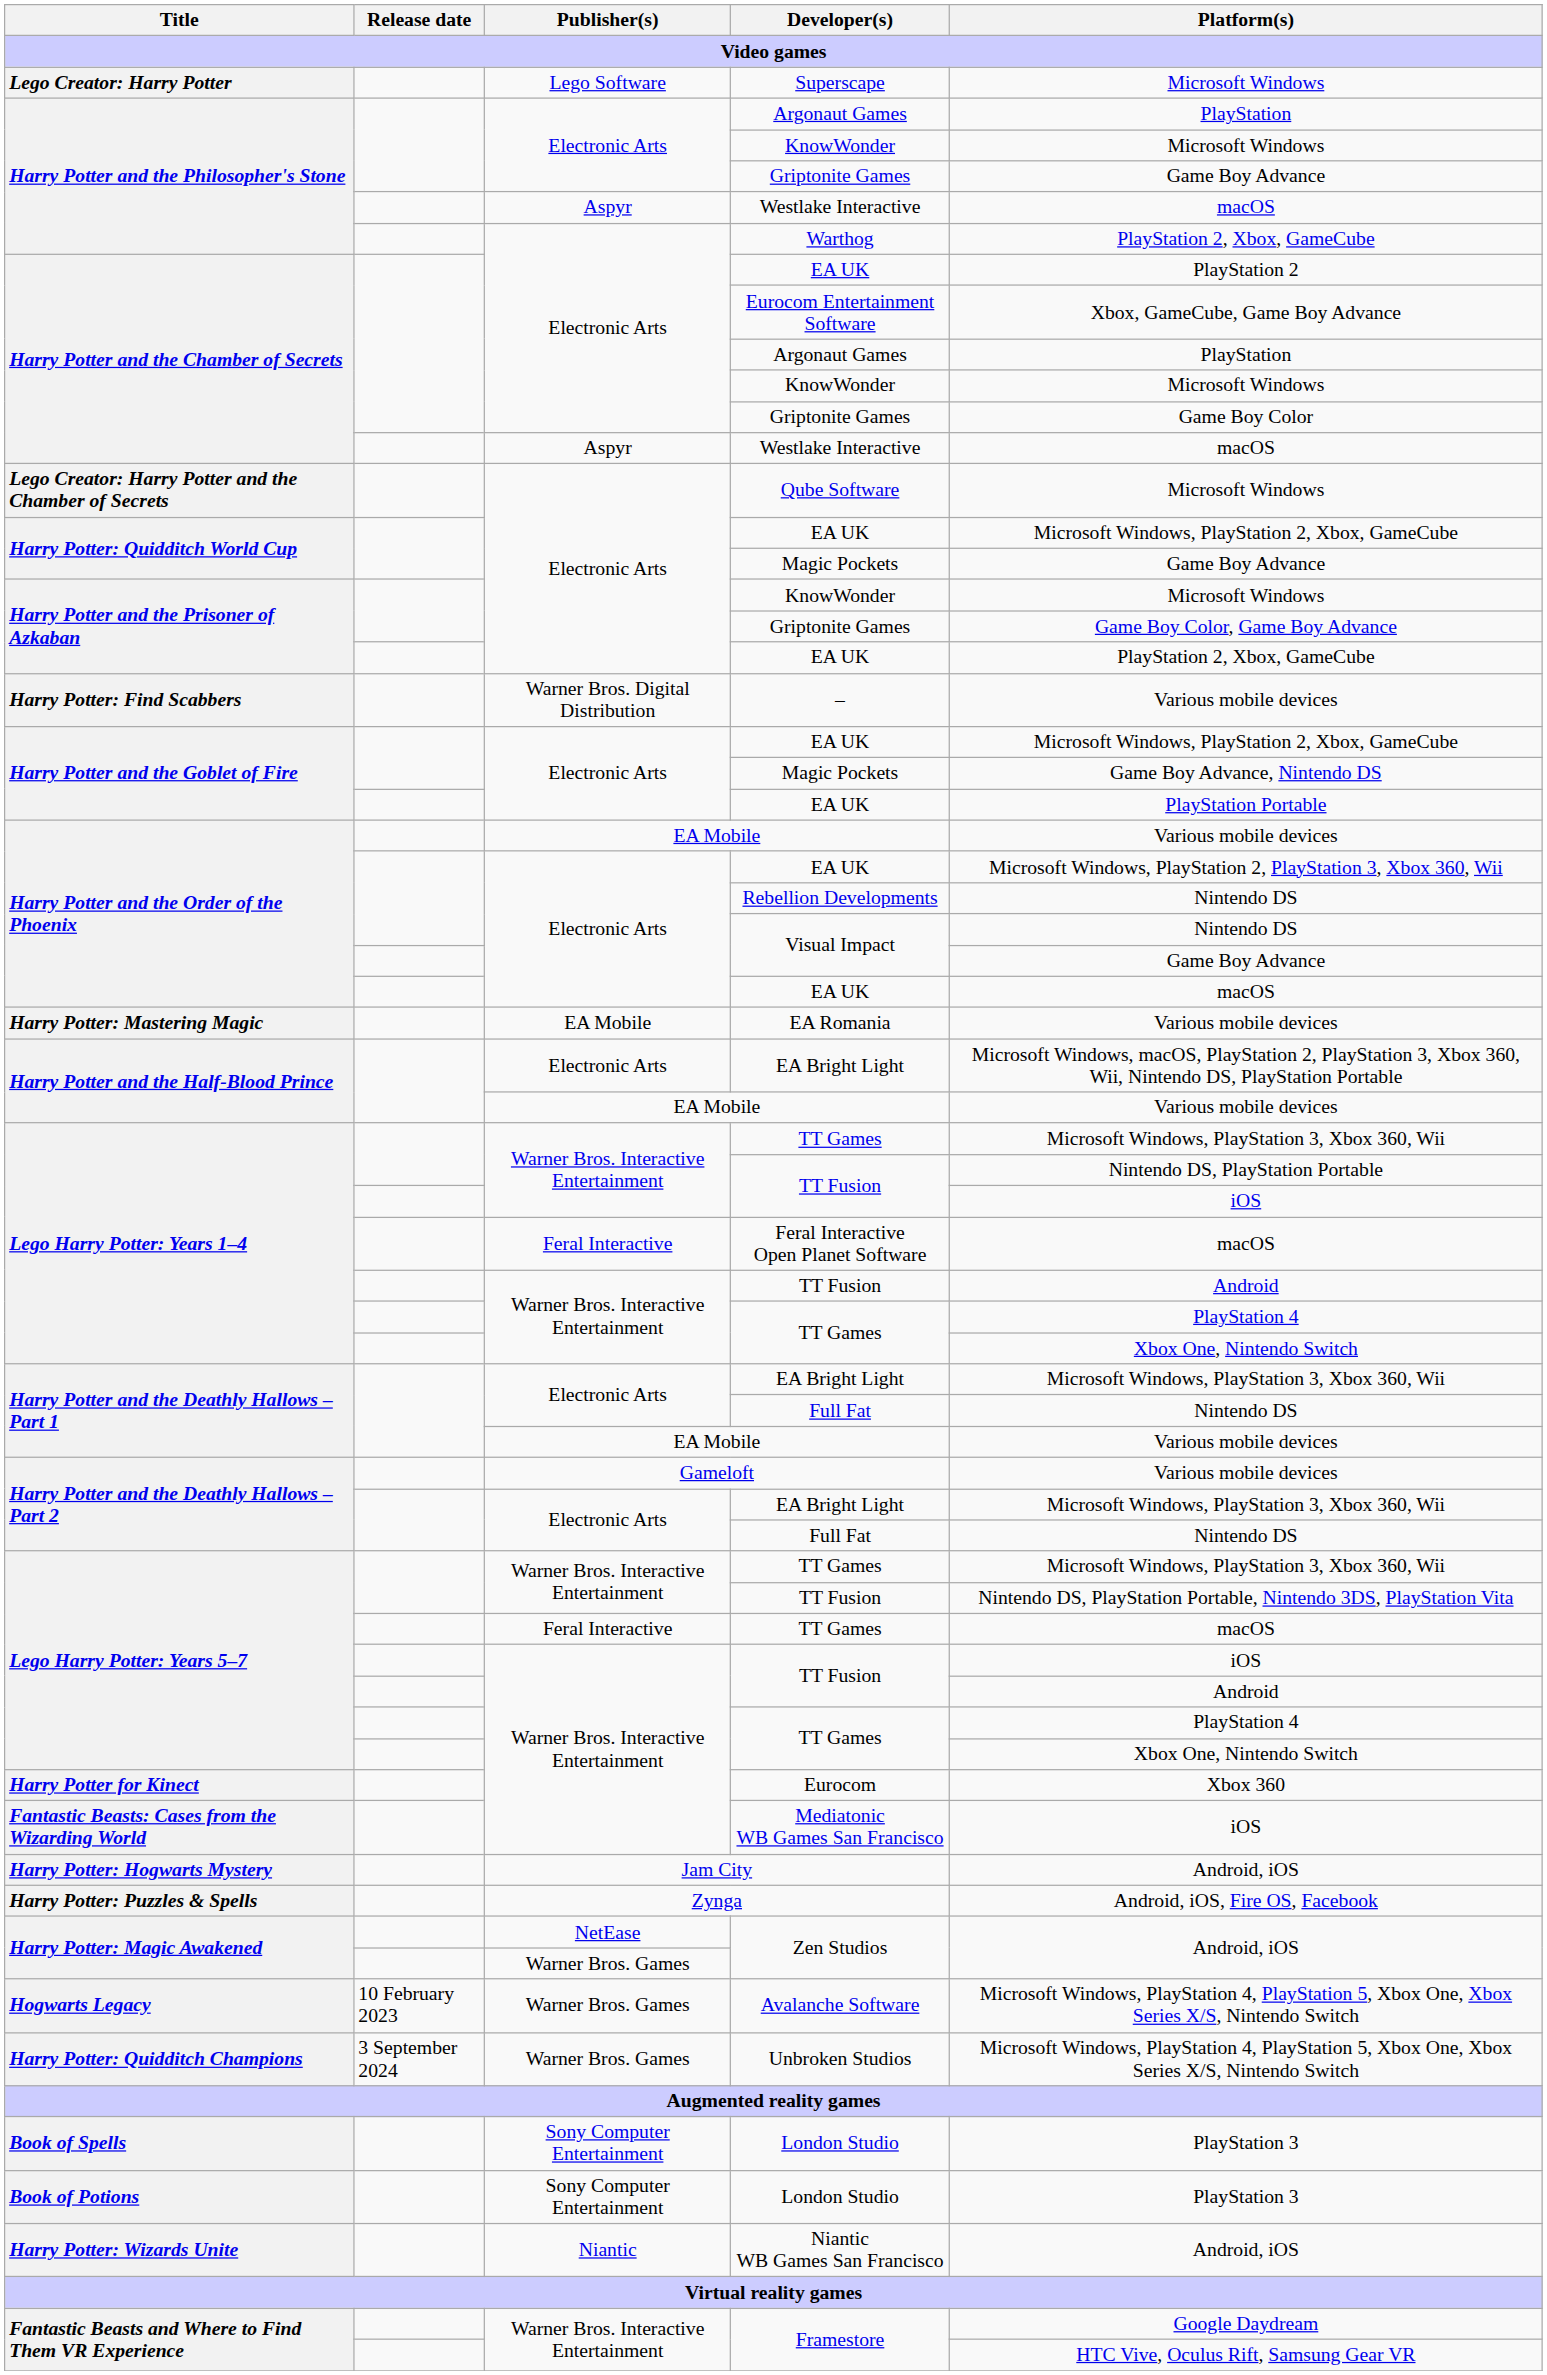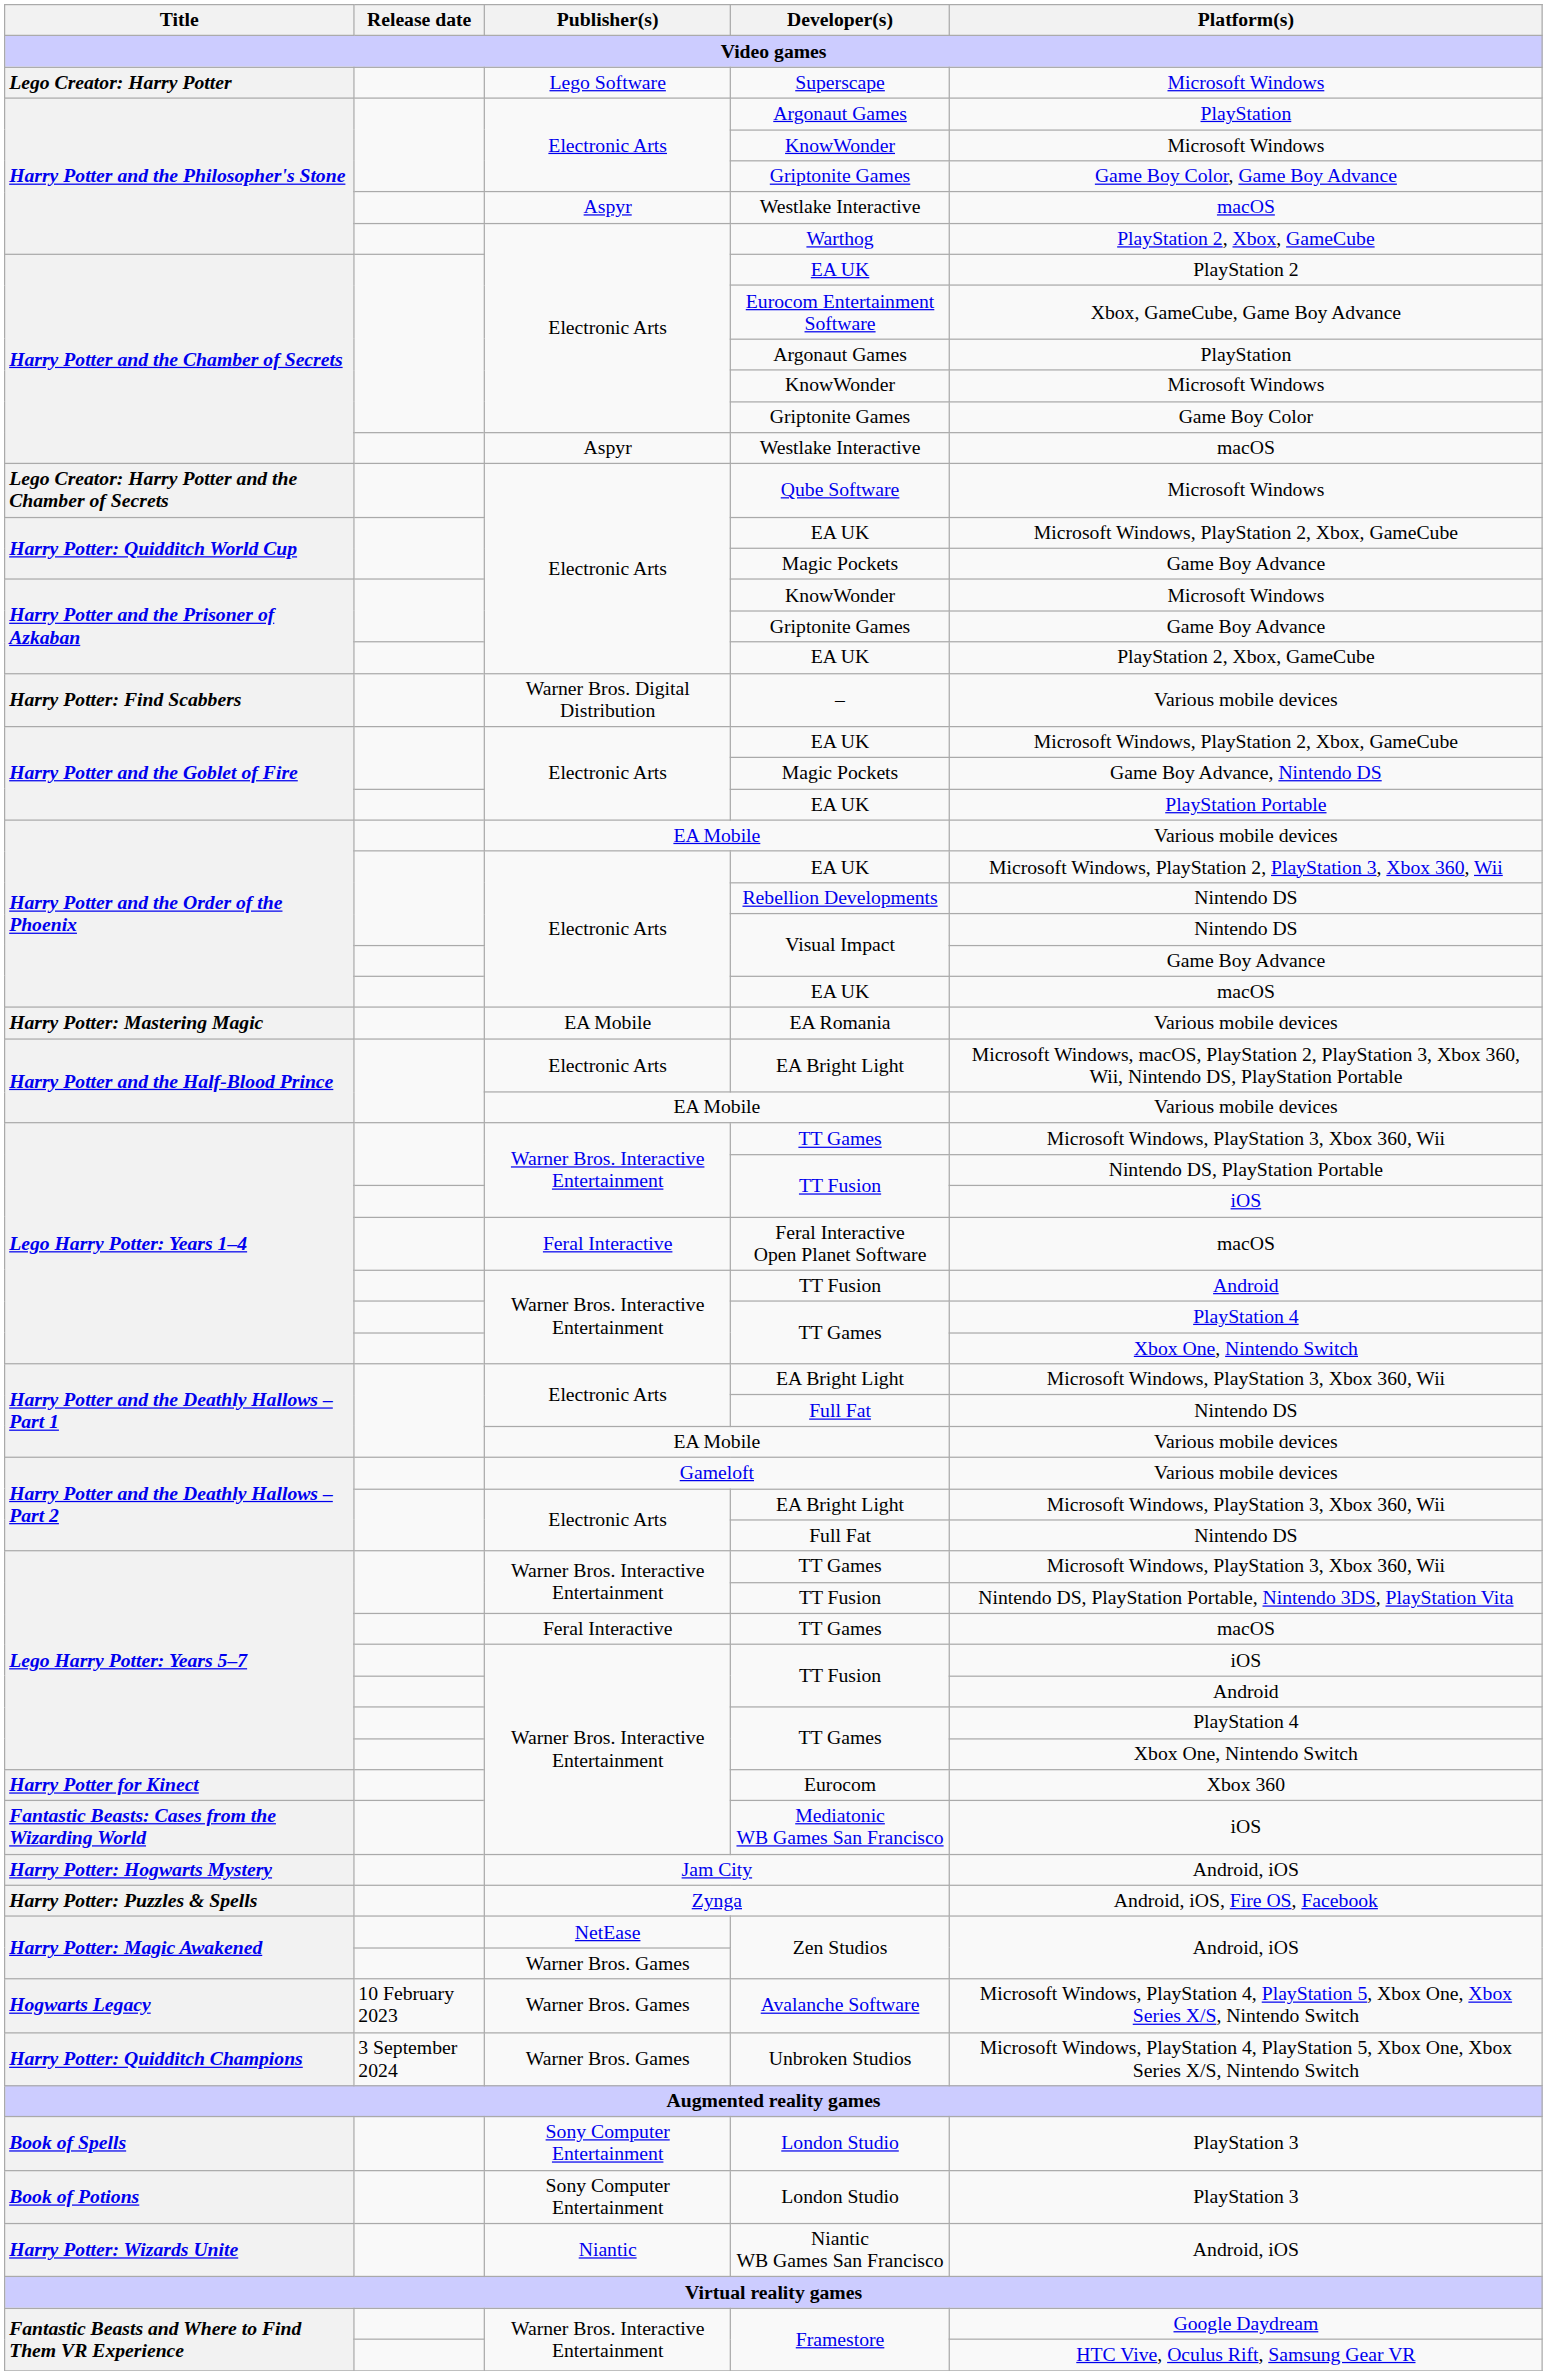(1246, 176) Game Boy Advance -> (1246, 176) Game Boy Color, Game Boy Advance
(1246, 626) Game Boy Color, Game Boy Advance -> (1246, 626) Game Boy Advance
